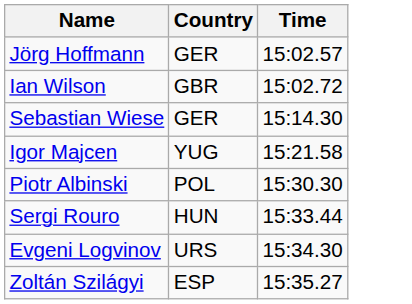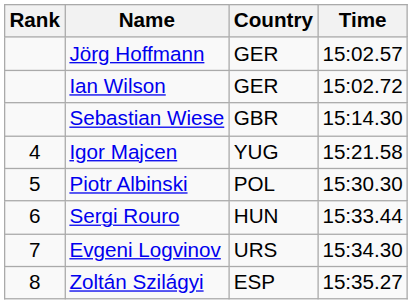+ column: (35, 20)
(196, 86) GBR -> (256, 86) GER
(196, 119) GER -> (256, 119) GBR
